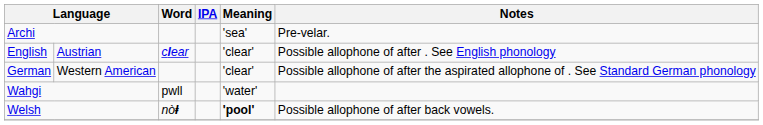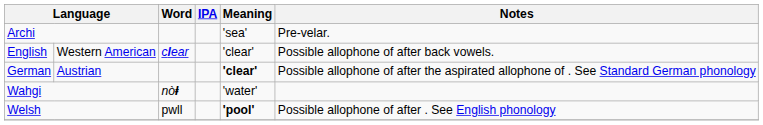(79, 52) Austrian -> (106, 52) Western American
(417, 52) Possible allophone of after . See English phonology -> (386, 52) Possible allophone of after back vowels.
(106, 71) Western American -> (79, 71) Austrian
(238, 71) normal -> (240, 71) bold
(172, 91) pwll -> (170, 91) nòⱡ
(170, 110) nòⱡ -> (172, 110) pwll
(386, 110) Possible allophone of after back vowels. -> (417, 110) Possible allophone of after . See English phonology
